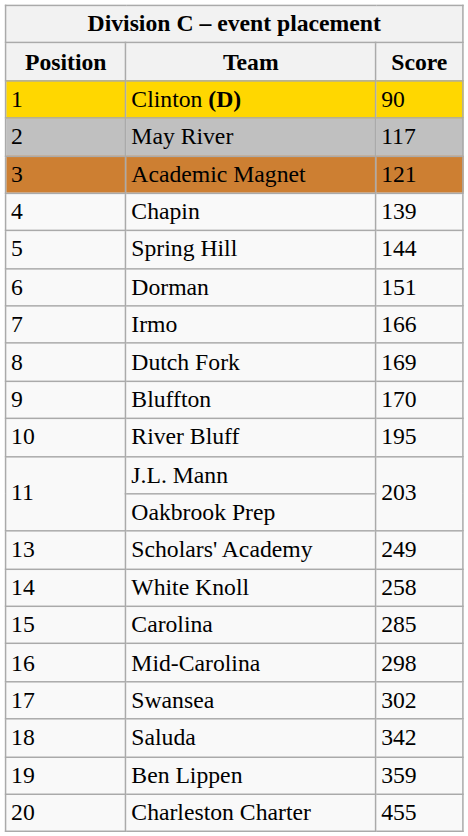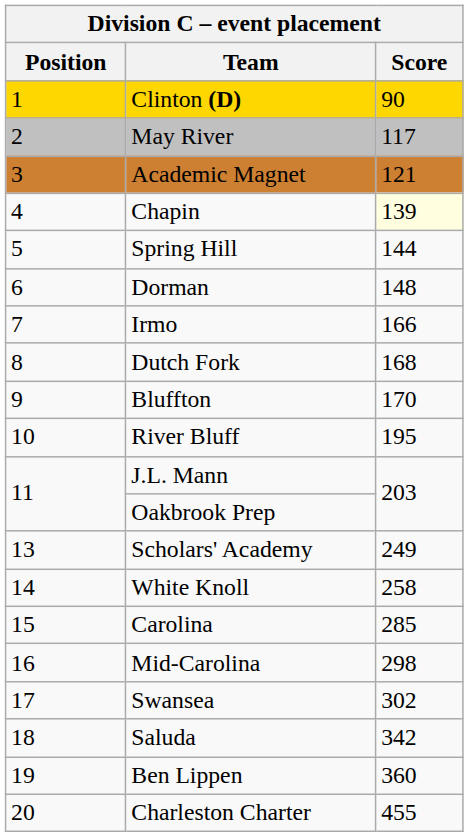(399, 211) no background -> (399, 211) lightyellow background
(399, 286) 151 -> (399, 286) 148
(399, 361) 169 -> (399, 361) 168
(399, 775) 359 -> (399, 775) 360
